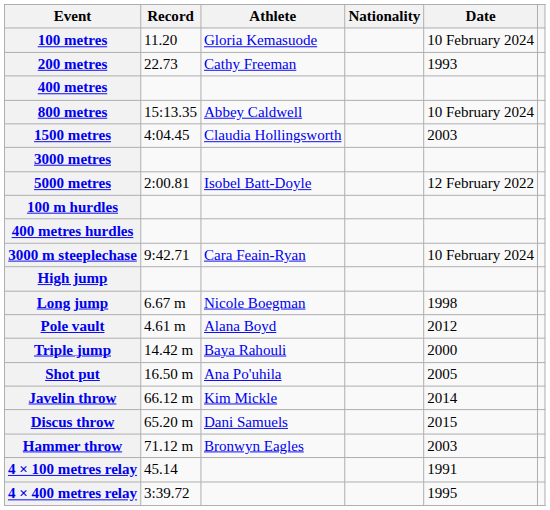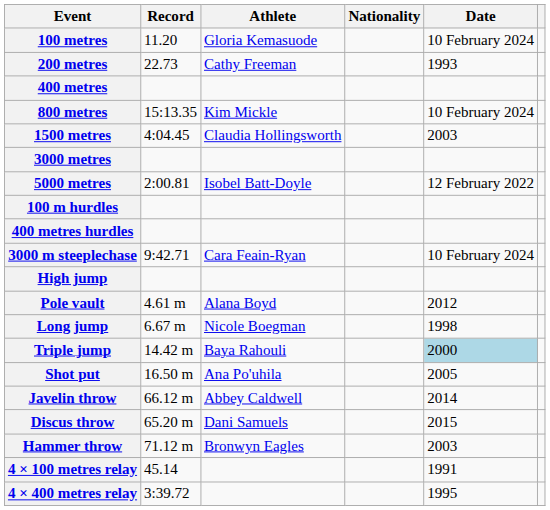(253, 111) Abbey Caldwell -> (241, 111) Kim Mickle
rows swapped: (73, 326) <-> (73, 302)
(442, 350) no background -> (442, 350) lightblue background
(241, 398) Kim Mickle -> (253, 398) Abbey Caldwell
